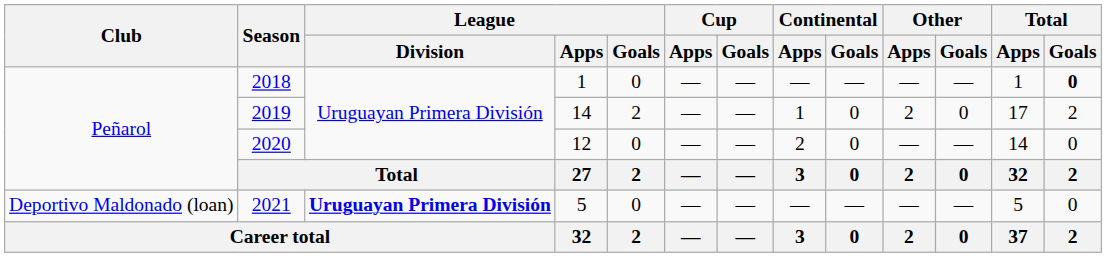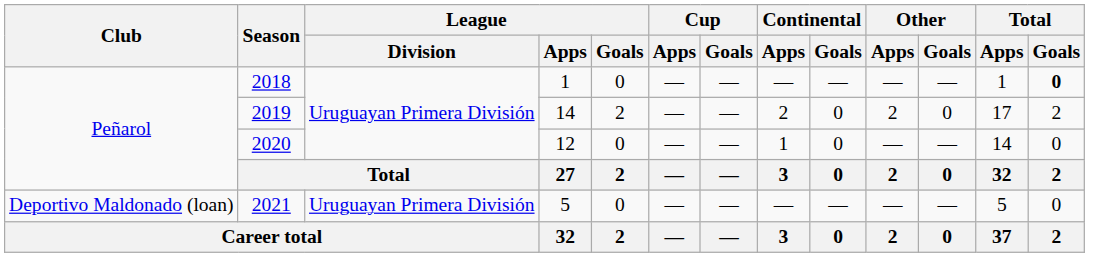(800, 112) 1 -> (784, 112) 2
(800, 143) 2 -> (784, 143) 1
(430, 205) bold -> (422, 205) normal
